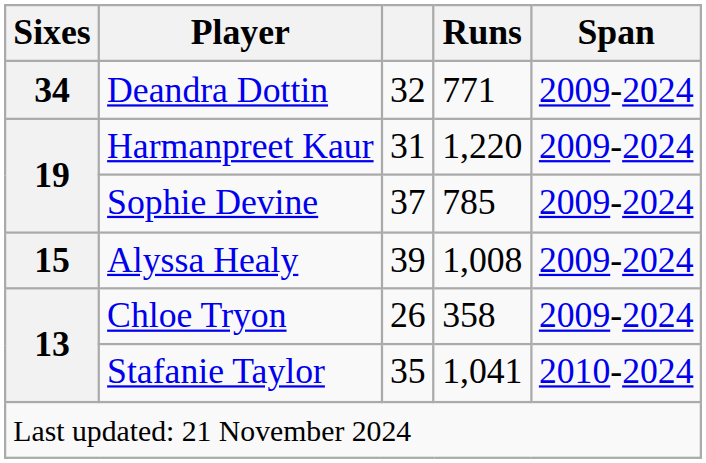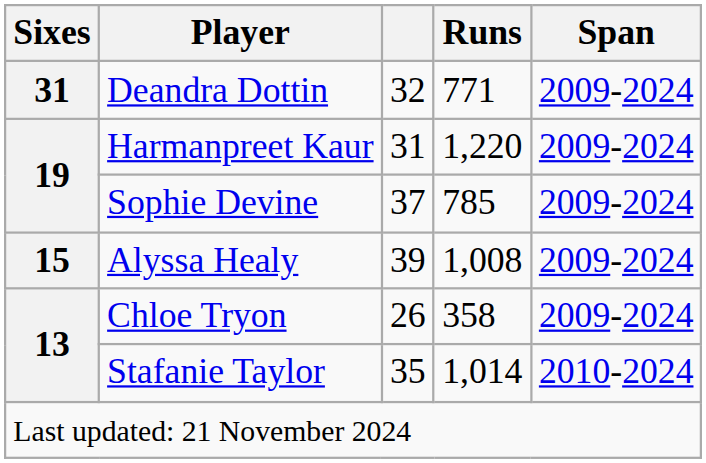(52, 89) 34 -> (52, 89) 31
(482, 372) 1,041 -> (482, 372) 1,014
